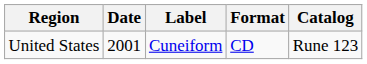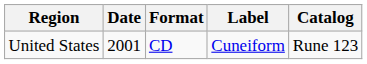columns swapped: (186, 17) <-> (258, 17)
